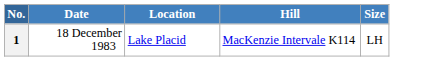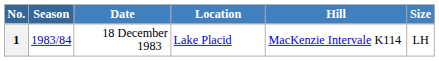+ column: (51, 14)
